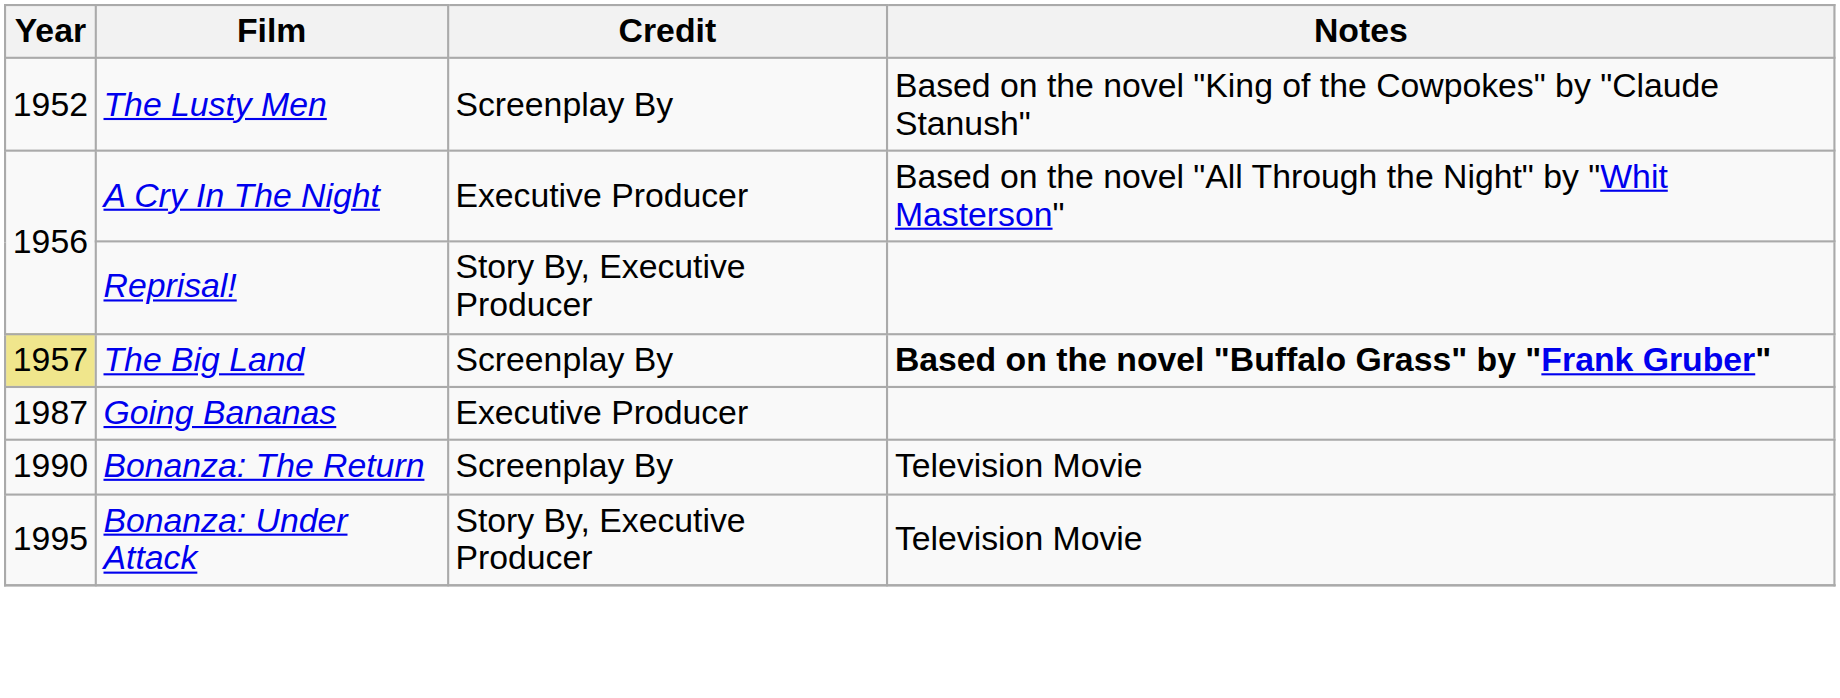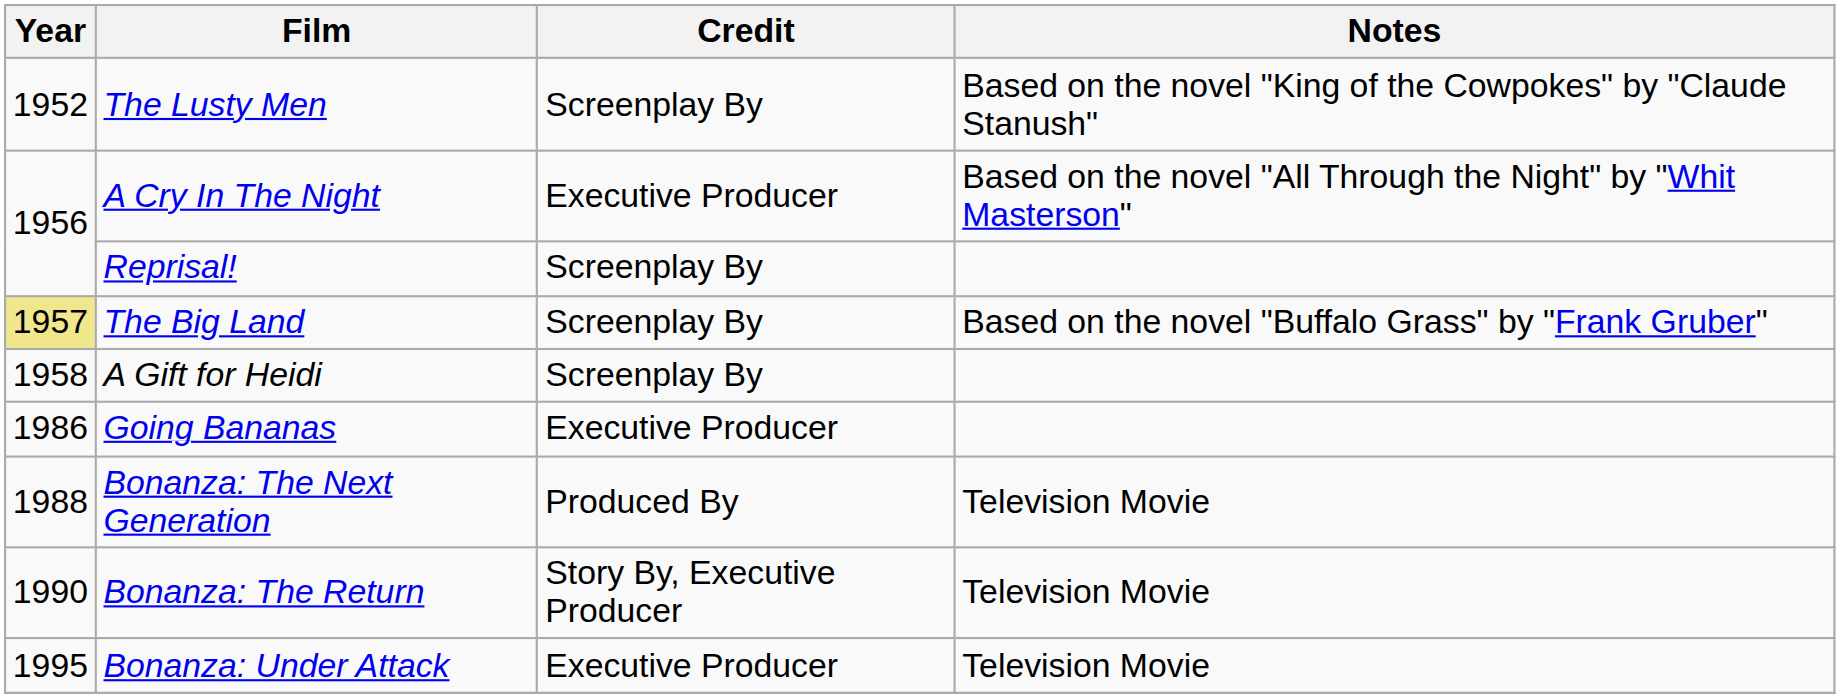(601, 286) Story By, Executive Producer -> (654, 267) Screenplay By
(1333, 359) bold -> (1365, 321) normal
+ row: (213, 374)
(50, 412) 1987 -> (50, 428) 1986
+ row: (248, 501)
(564, 466) Screenplay By -> (690, 592) Story By, Executive Producer
(601, 538) Story By, Executive Producer -> (692, 665) Executive Producer
